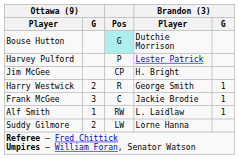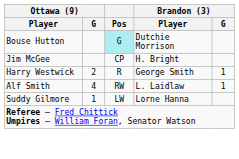- row: (40, 60)
- row: (33, 99)
(94, 112) 1 -> (94, 86) 4
(94, 125) 2 -> (94, 99) 1
